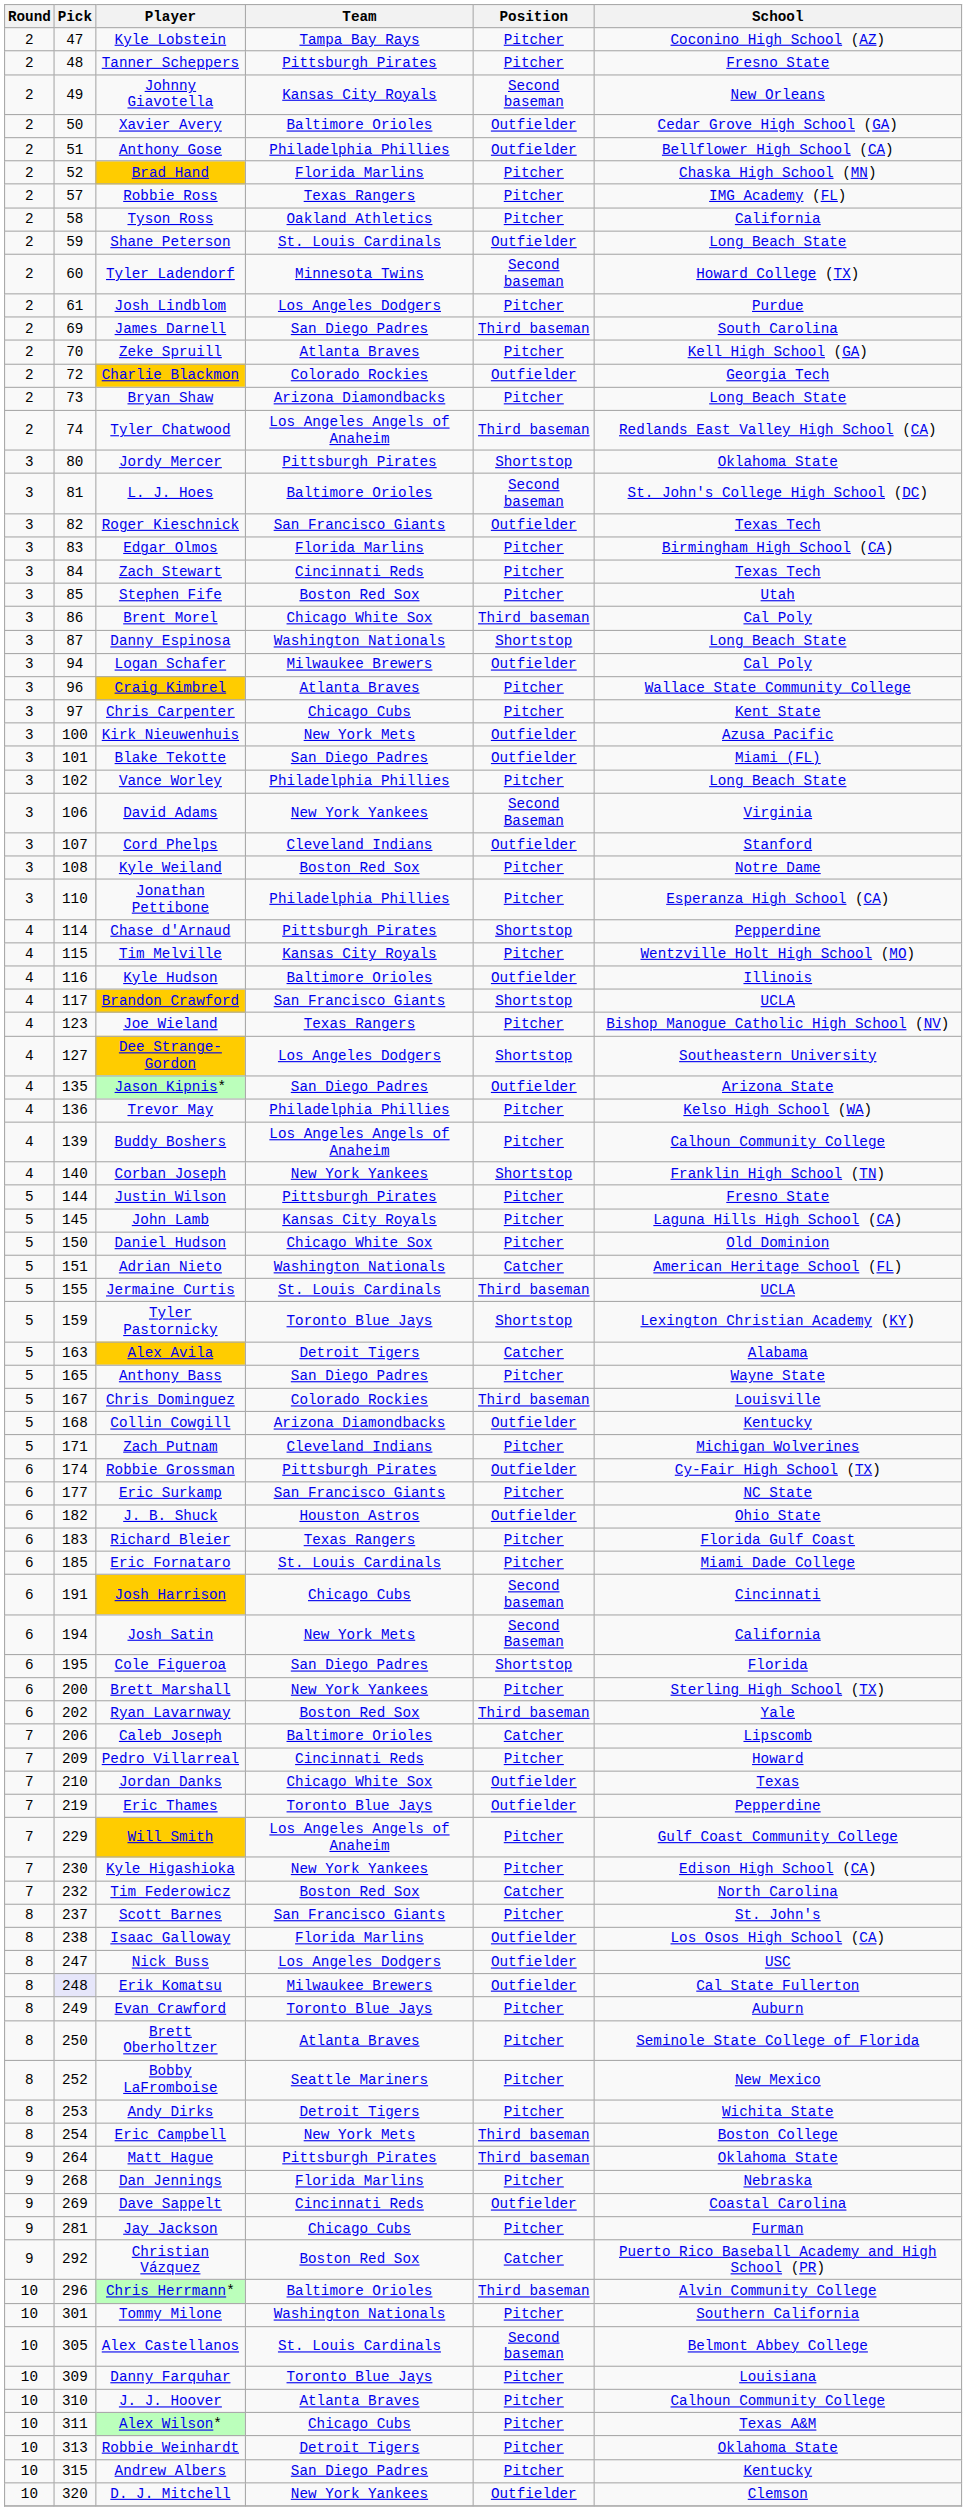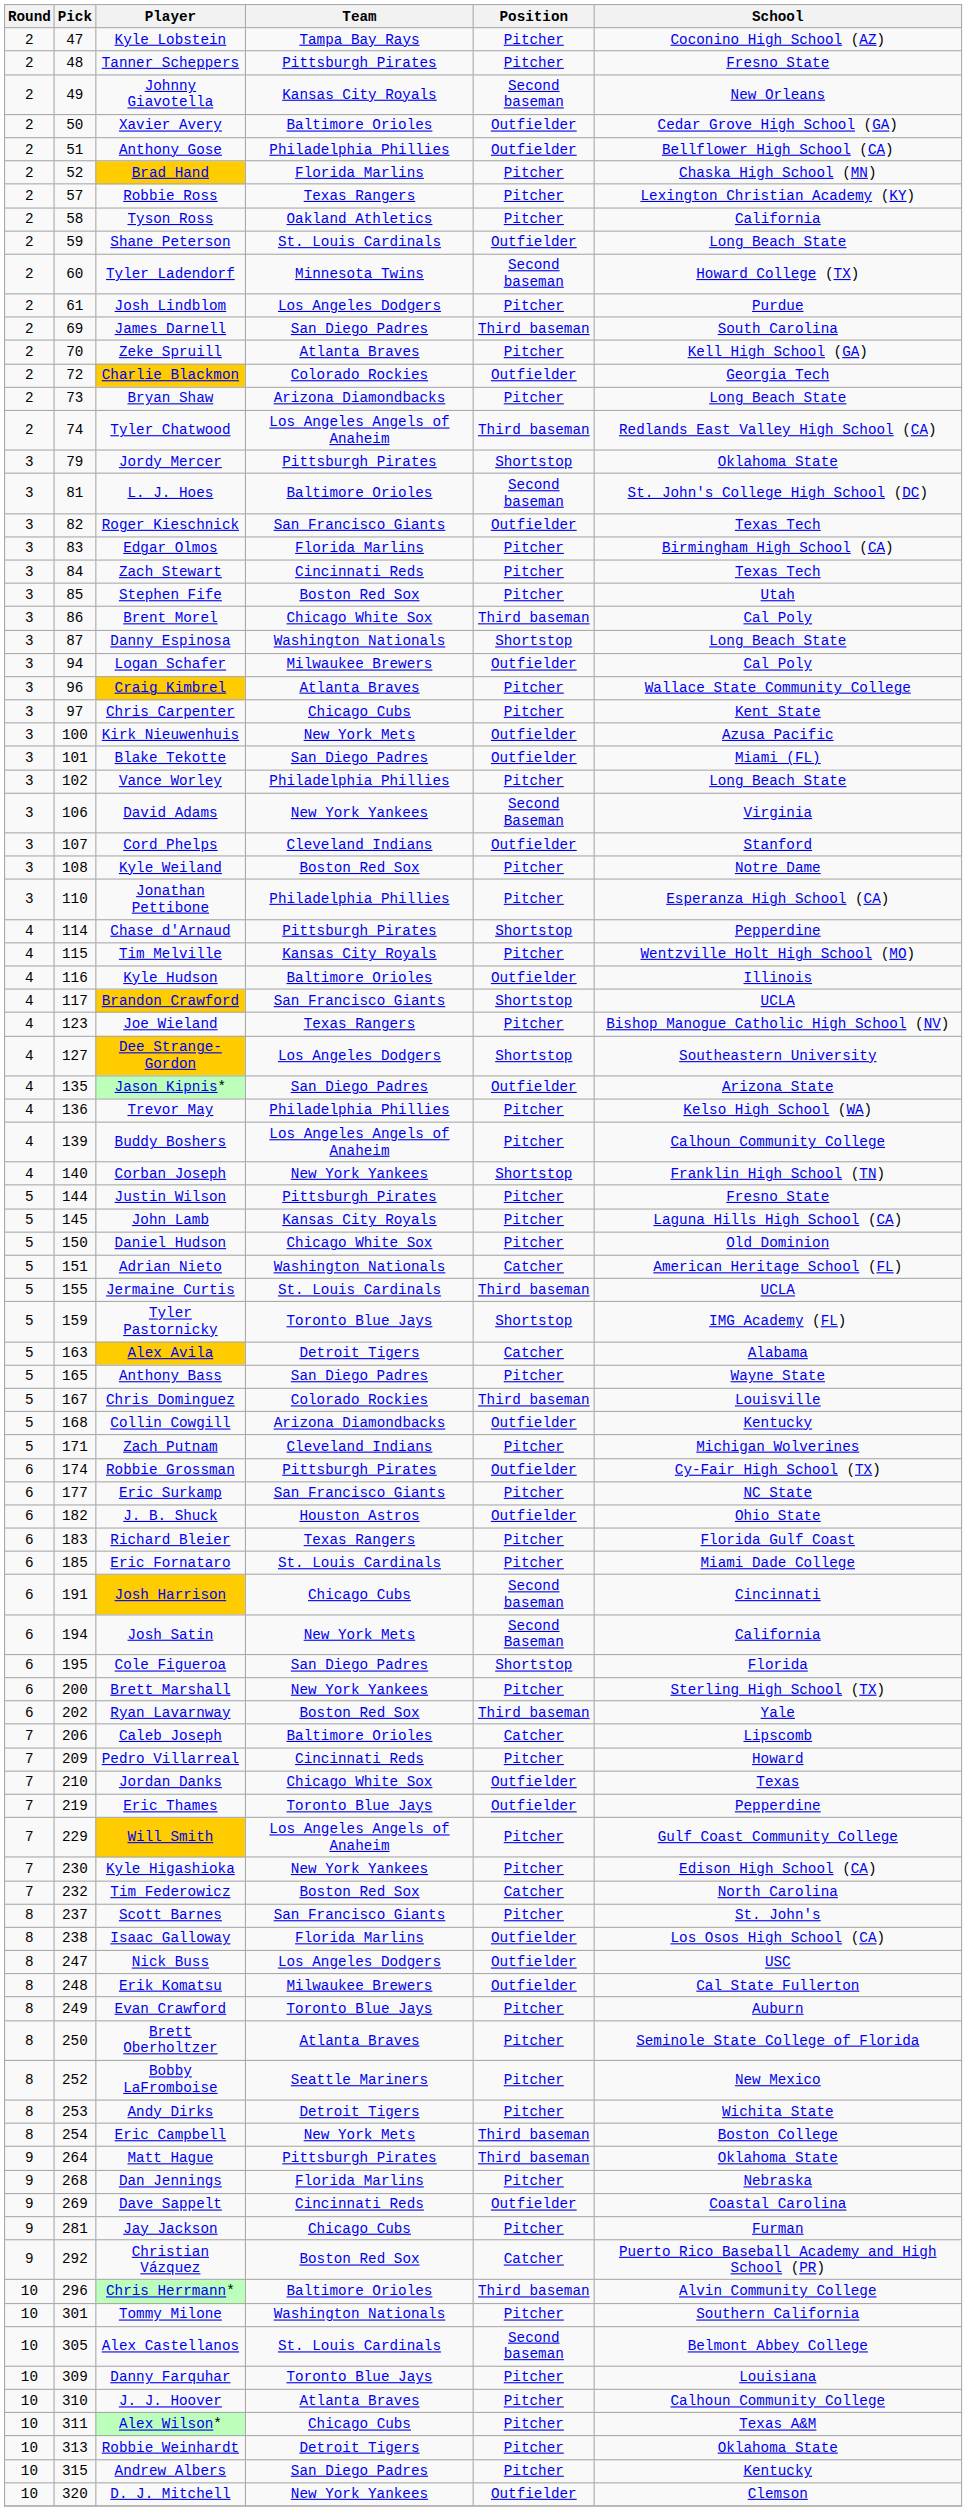(778, 196) IMG Academy (FL) -> (778, 196) Lexington Christian Academy (KY)
(75, 462) 80 -> (75, 462) 79
(778, 1322) Lexington Christian Academy (KY) -> (778, 1322) IMG Academy (FL)
(75, 1985) lavender background -> (75, 1985) no background
